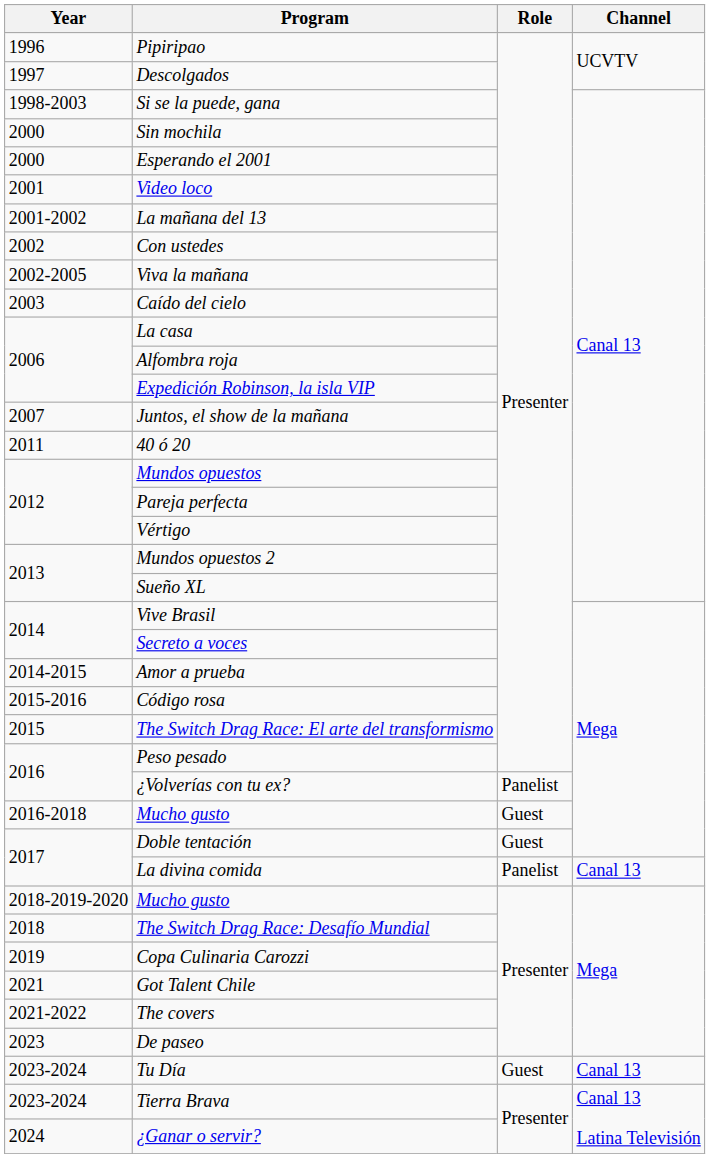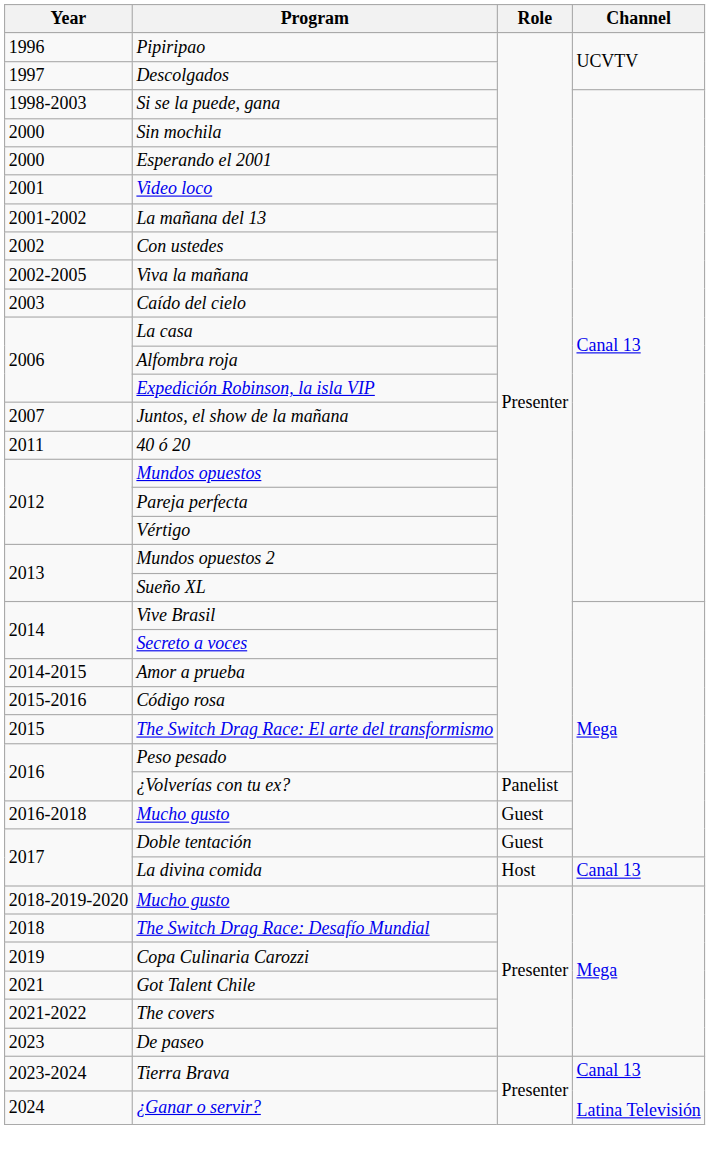(530, 871) Panelist -> (518, 871) Host
- row: (48, 1070)
